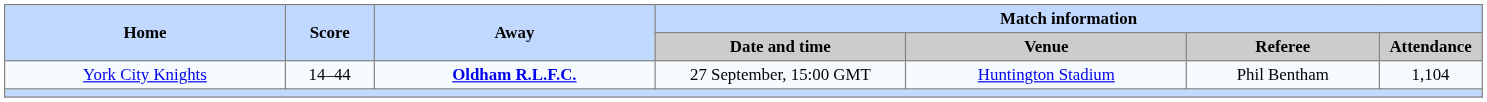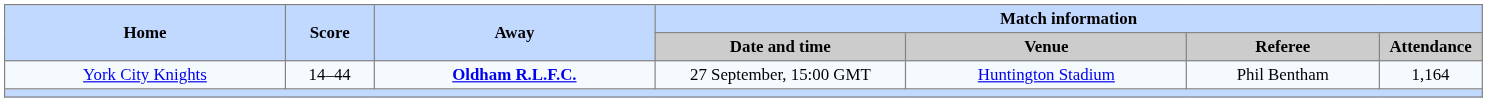(1431, 74) 1,104 -> (1431, 74) 1,164
